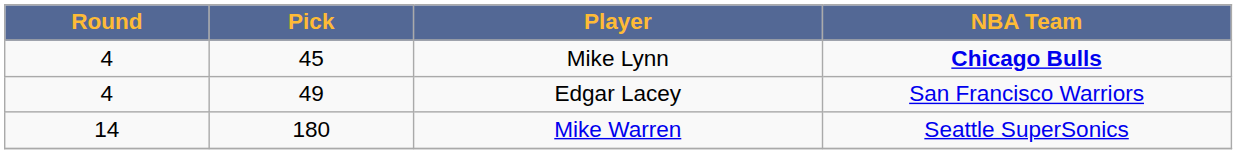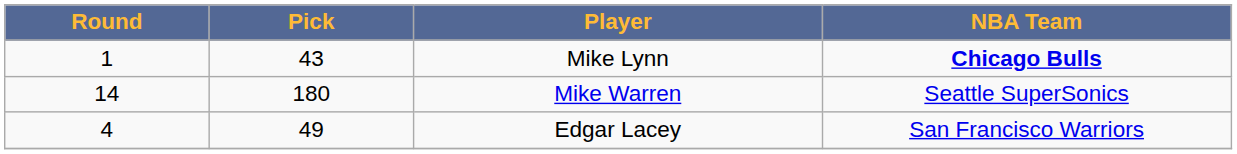(107, 58) 4 -> (107, 58) 1
(311, 58) 45 -> (311, 58) 43
rows swapped: (618, 93) <-> (618, 129)
